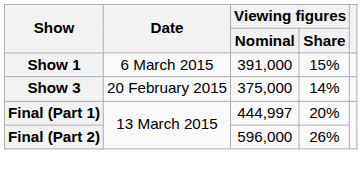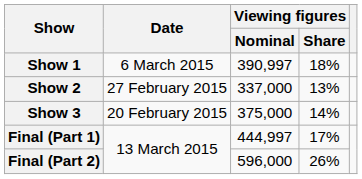(265, 64) 391,000 -> (265, 64) 390,997
(324, 64) 15% -> (324, 64) 18%
+ row: (54, 88)
(324, 112) 20% -> (324, 137) 17%
